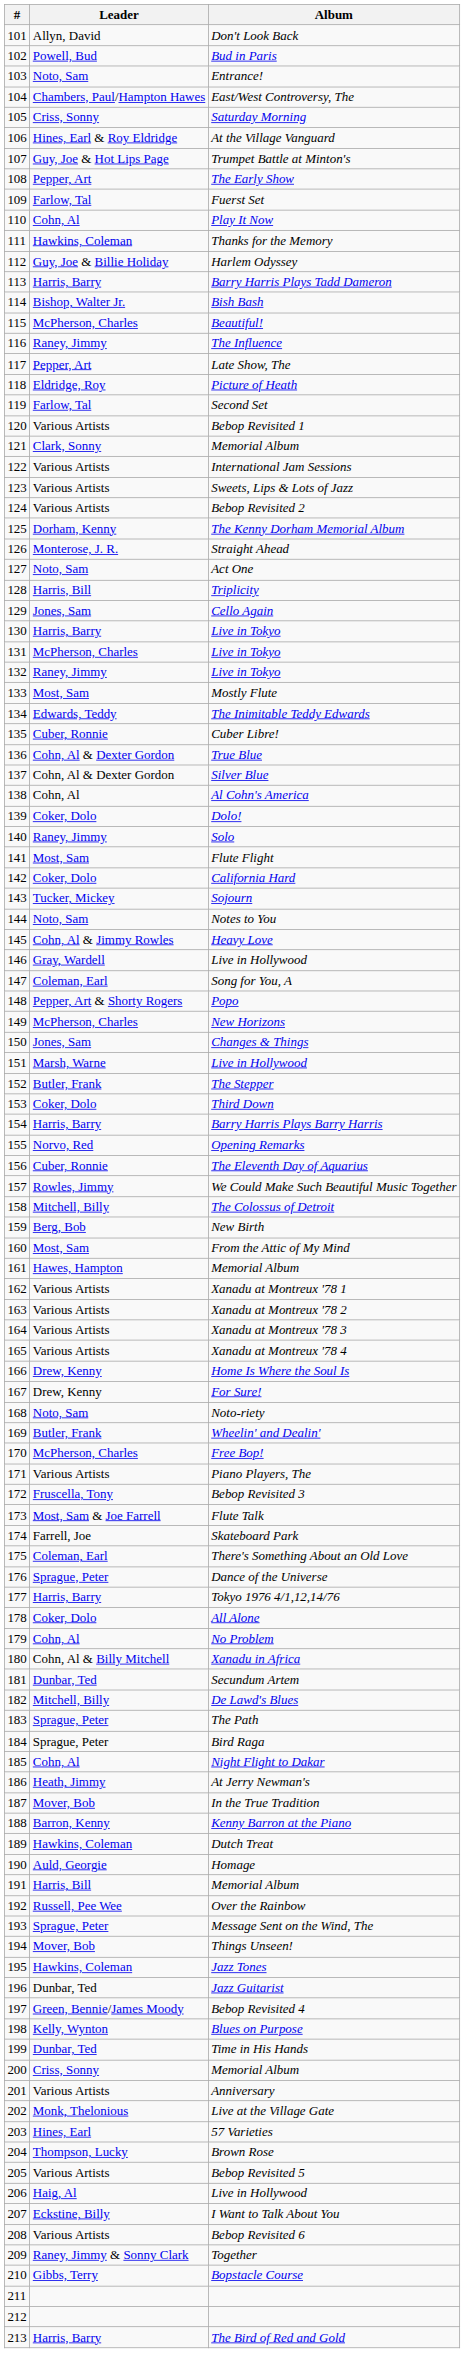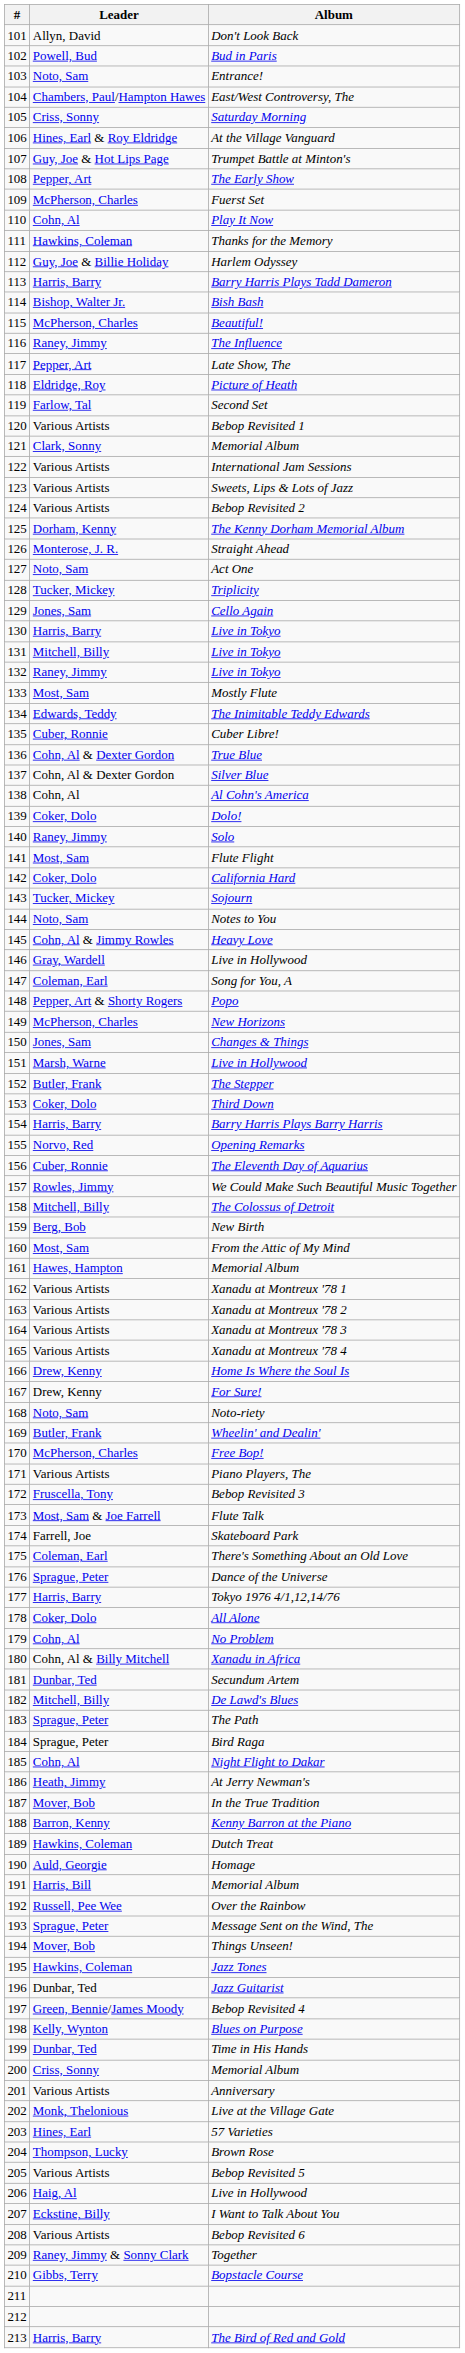(62, 199) Farlow, Tal -> (85, 199) McPherson, Charles
(62, 590) Harris, Bill -> (74, 590) Tucker, Mickey
(85, 651) McPherson, Charles -> (71, 651) Mitchell, Billy
